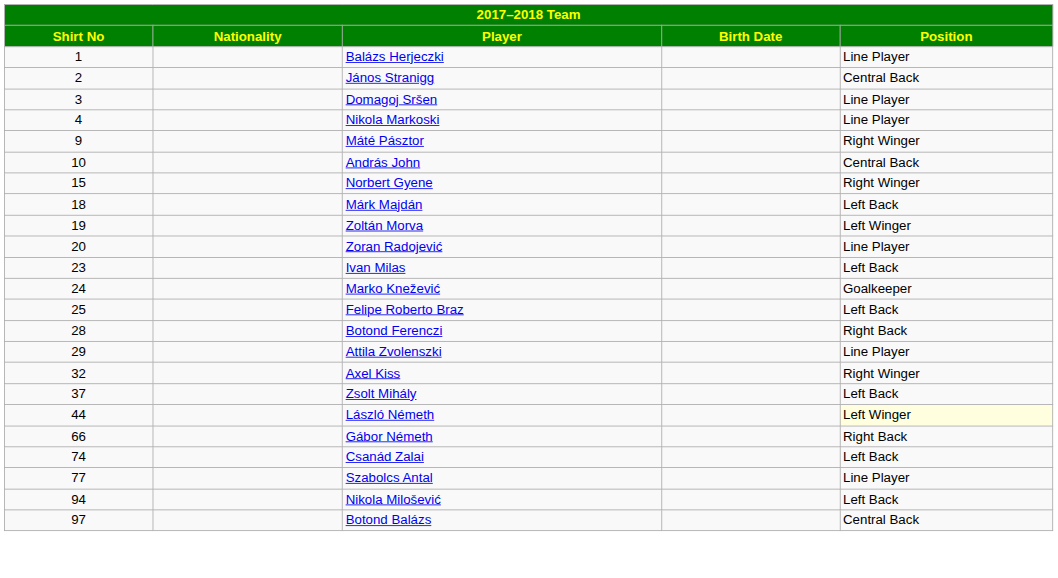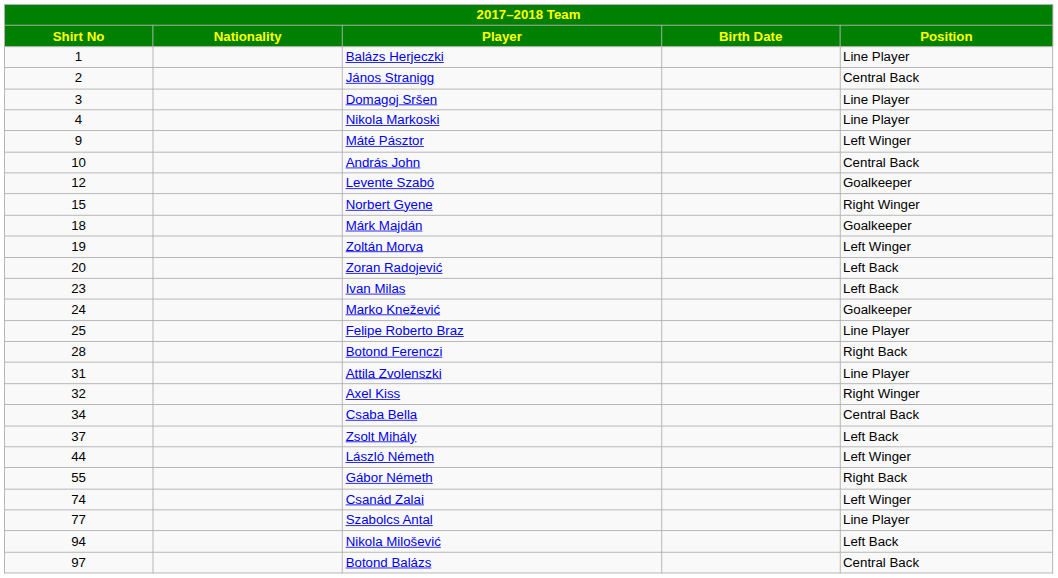(881, 141) Right Winger -> (877, 141) Left Winger
+ row: (390, 183)
(871, 204) Left Back -> (877, 225) Goalkeeper
(876, 246) Line Player -> (871, 267) Left Back
(871, 309) Left Back -> (876, 330) Line Player
(79, 352) 29 -> (79, 373) 31
+ row: (381, 415)
(877, 415) lightyellow background -> (877, 457) no background
(79, 436) 66 -> (79, 478) 55
(871, 457) Left Back -> (877, 499) Left Winger
